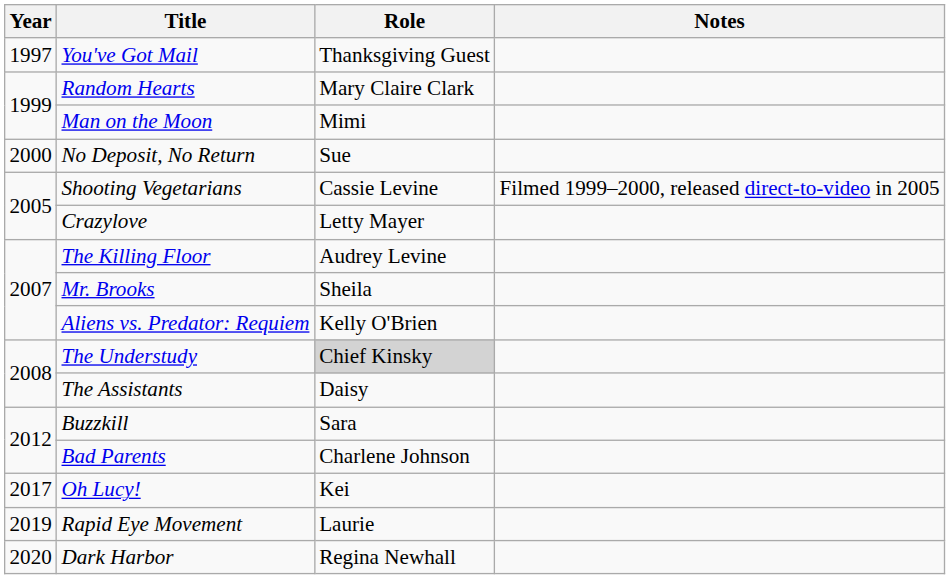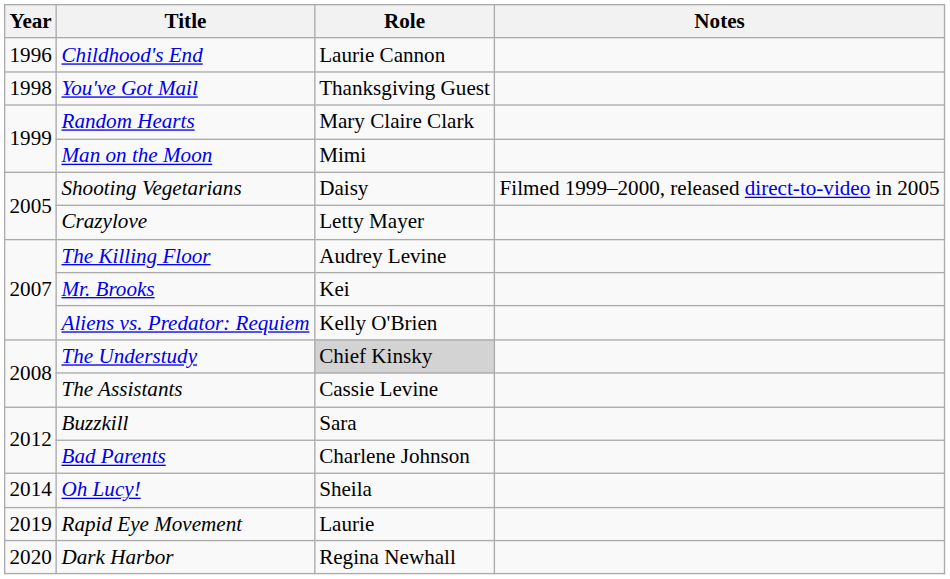+ row: (132, 54)
(31, 54) 1997 -> (31, 88) 1998
- row: (158, 155)
(379, 188) Cassie Levine -> (344, 188) Daisy
(346, 289) Sheila -> (334, 289) Kei
(344, 389) Daisy -> (379, 389) Cassie Levine
(31, 490) 2017 -> (31, 490) 2014
(334, 490) Kei -> (346, 490) Sheila
